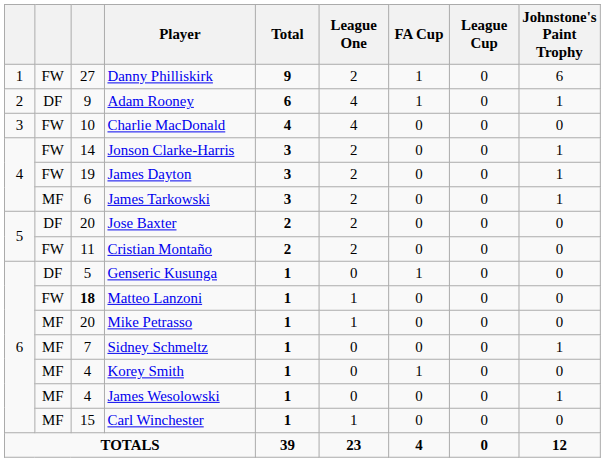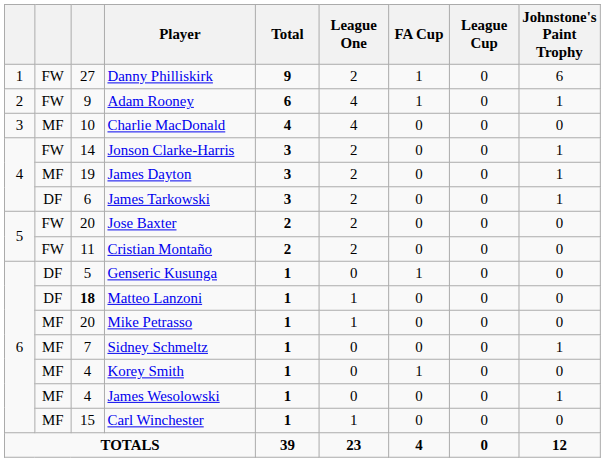(53, 101) DF -> (53, 101) FW
(53, 125) FW -> (53, 125) MF
(53, 175) FW -> (53, 175) MF
(53, 199) MF -> (53, 199) DF
(53, 224) DF -> (53, 224) FW
(53, 297) FW -> (53, 297) DF
